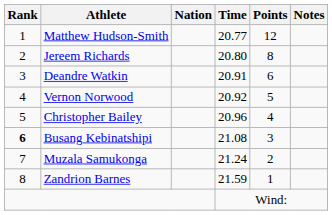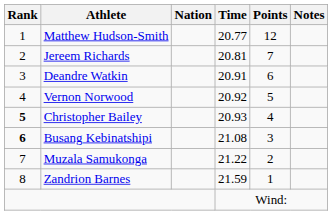(233, 55) 20.80 -> (233, 55) 20.81
(270, 55) 8 -> (270, 55) 7
(23, 117) normal -> (23, 117) bold
(233, 117) 20.96 -> (233, 117) 20.93
(233, 158) 21.24 -> (233, 158) 21.22
